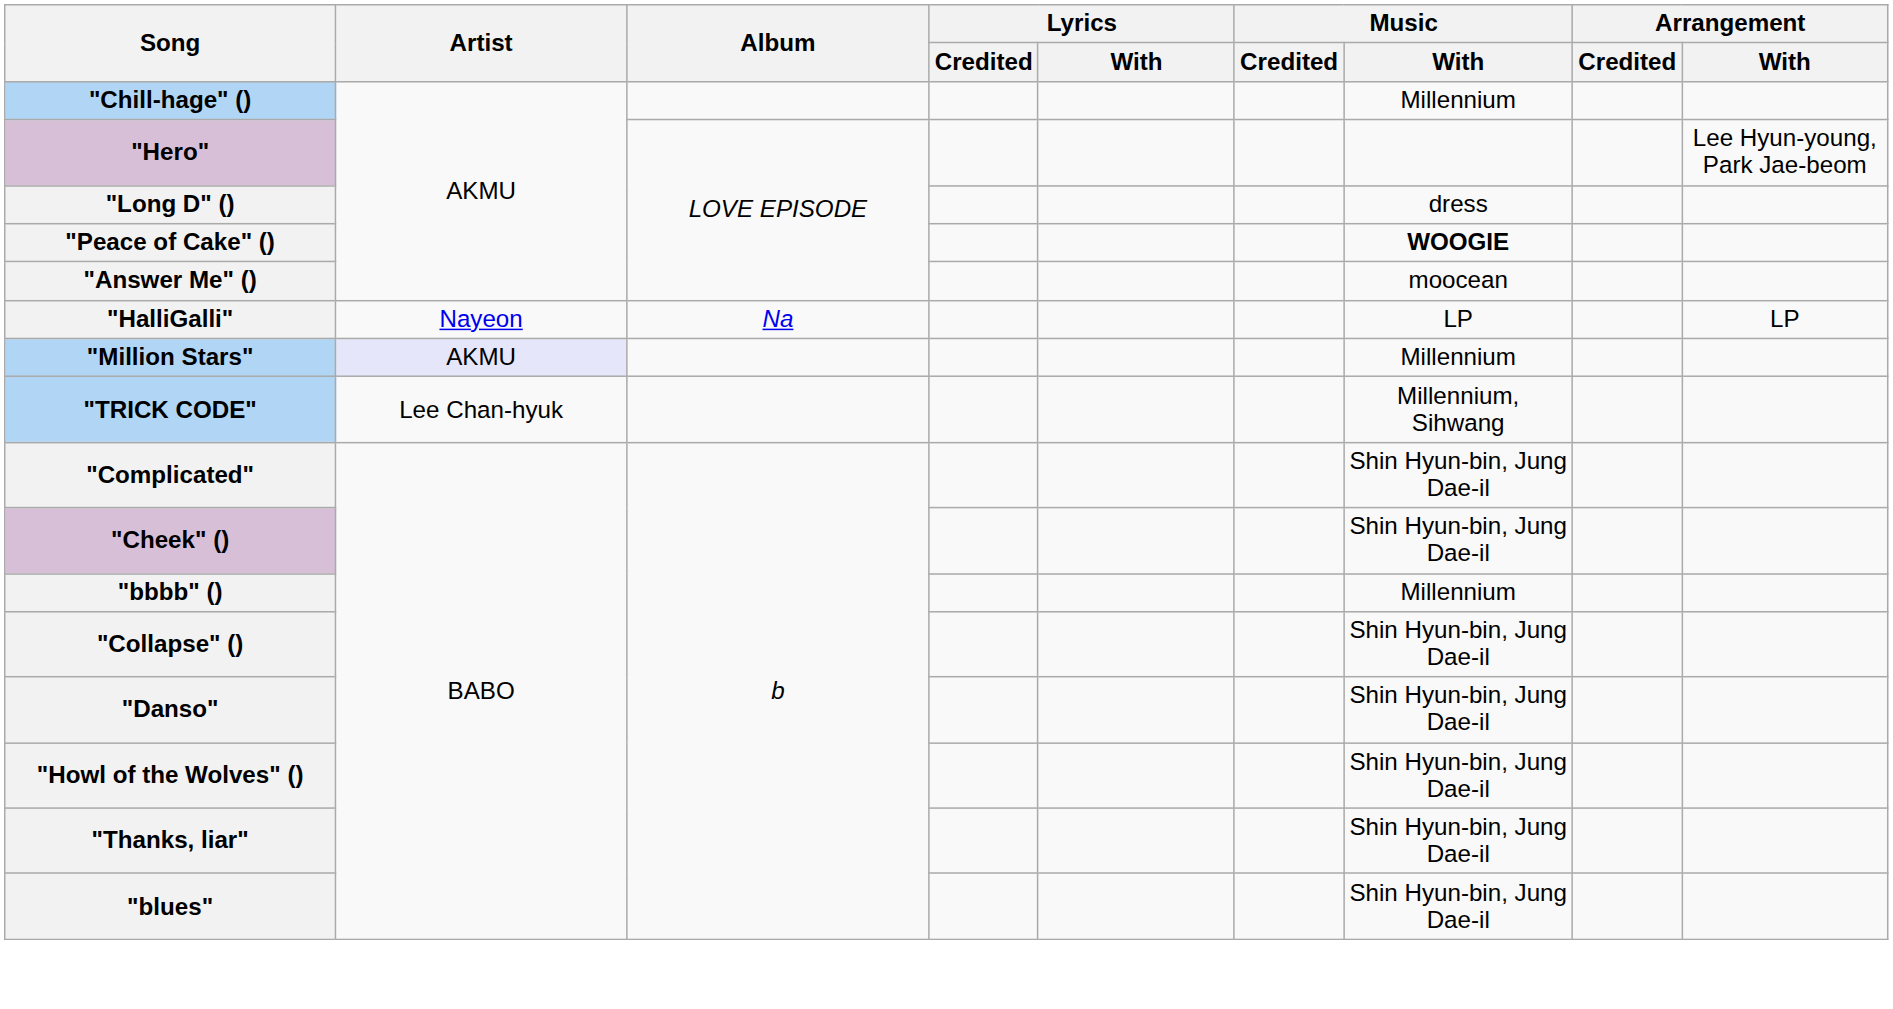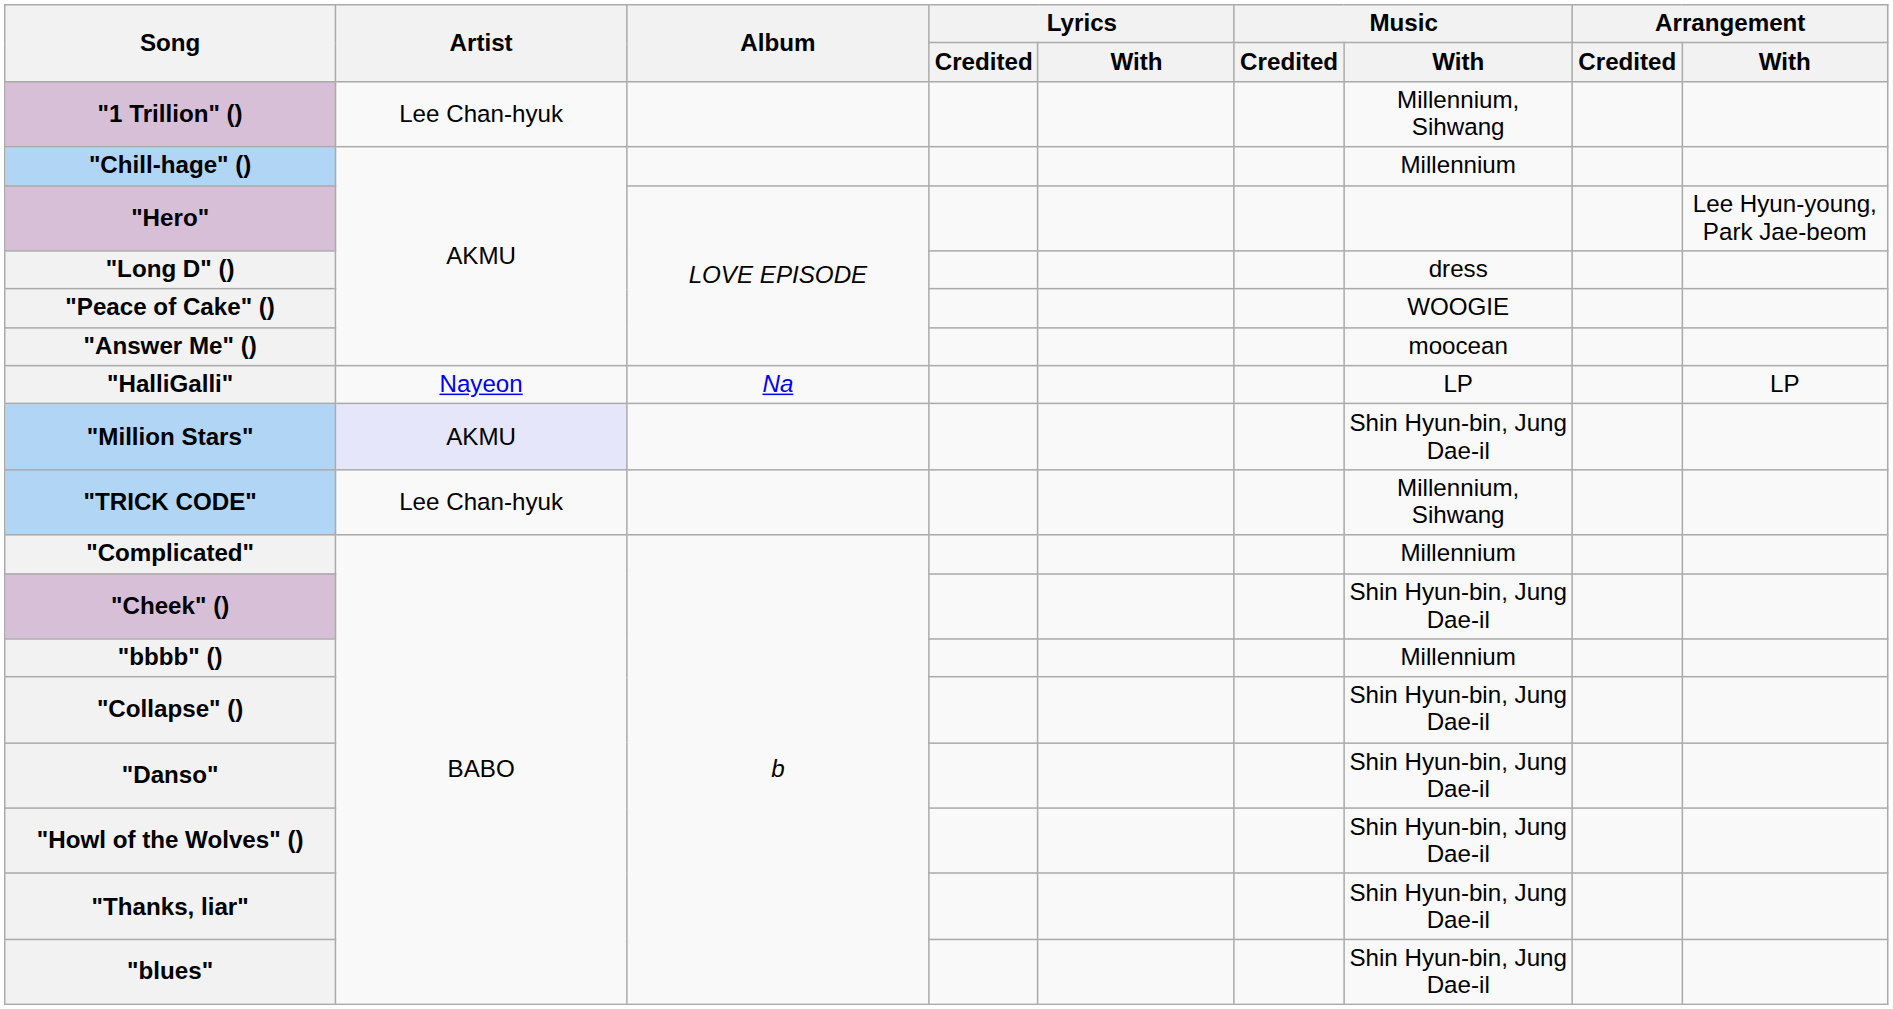+ row: (170, 113)
(1458, 242) bold -> (1458, 307) normal
(1458, 357) Millennium -> (1458, 436) Shin Hyun-bin, Jung Dae-il
(1458, 474) Shin Hyun-bin, Jung Dae-il -> (1458, 553) Millennium
